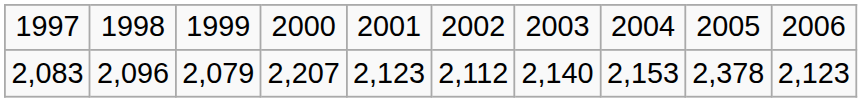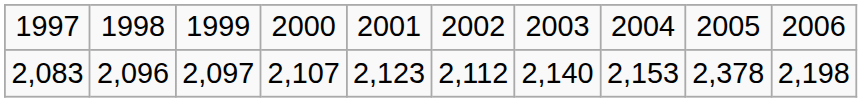(218, 73) 2,079 -> (218, 73) 2,097
(304, 73) 2,207 -> (304, 73) 2,107
(814, 73) 2,123 -> (814, 73) 2,198
